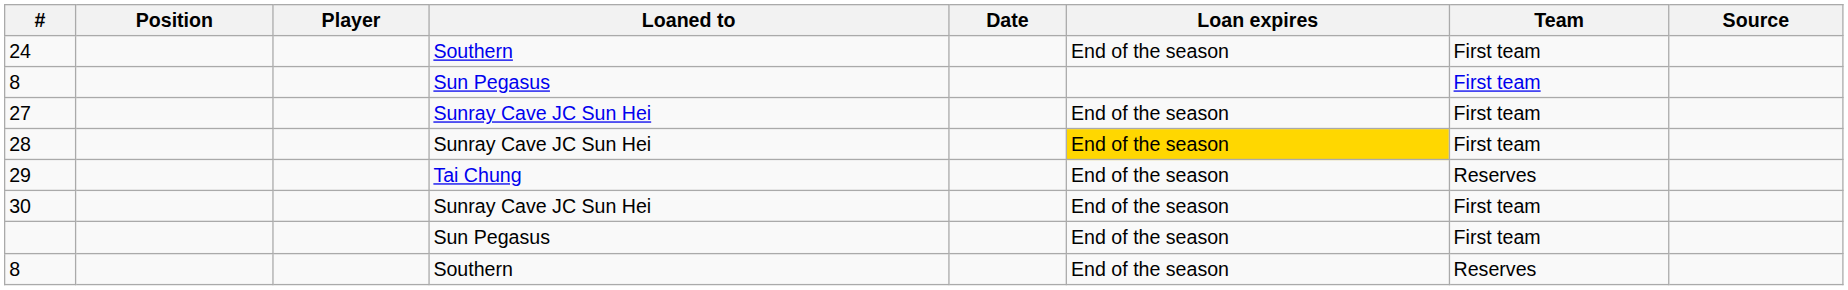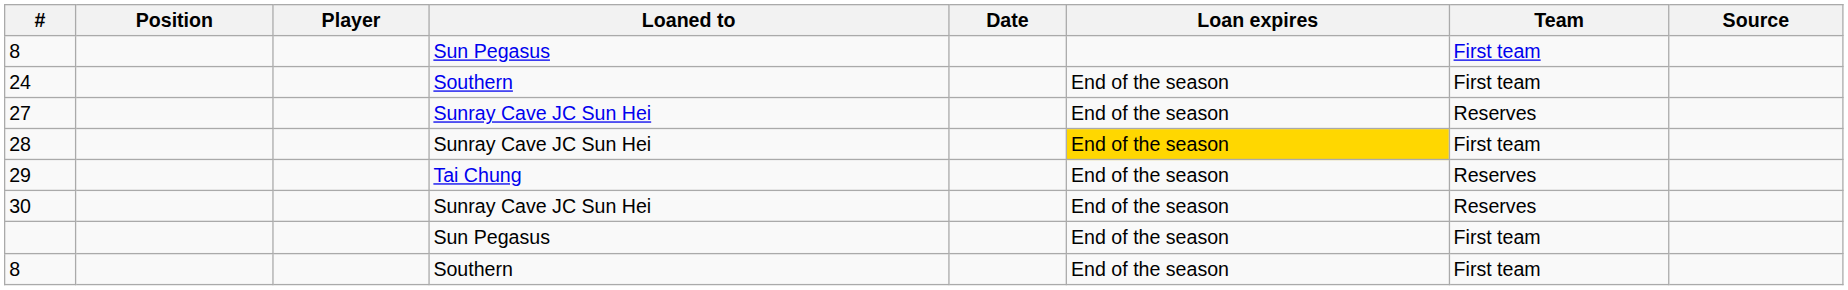rows swapped: (15, 82) <-> (20, 51)
(1497, 113) First team -> (1495, 113) Reserves
(1497, 207) First team -> (1495, 207) Reserves
(1495, 269) Reserves -> (1497, 269) First team
